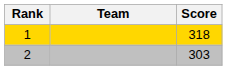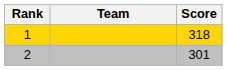(199, 55) 303 -> (199, 55) 301
